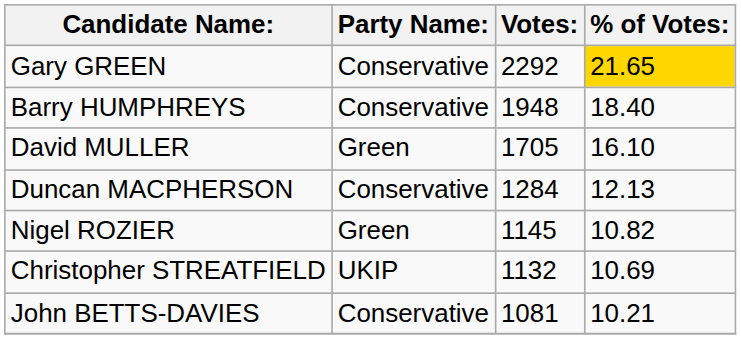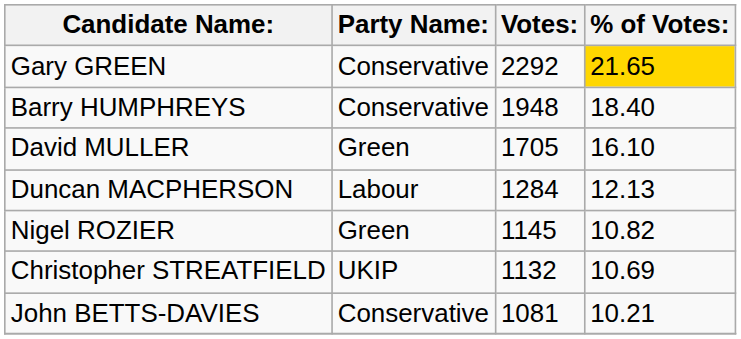(413, 189) Conservative -> (378, 189) Labour
